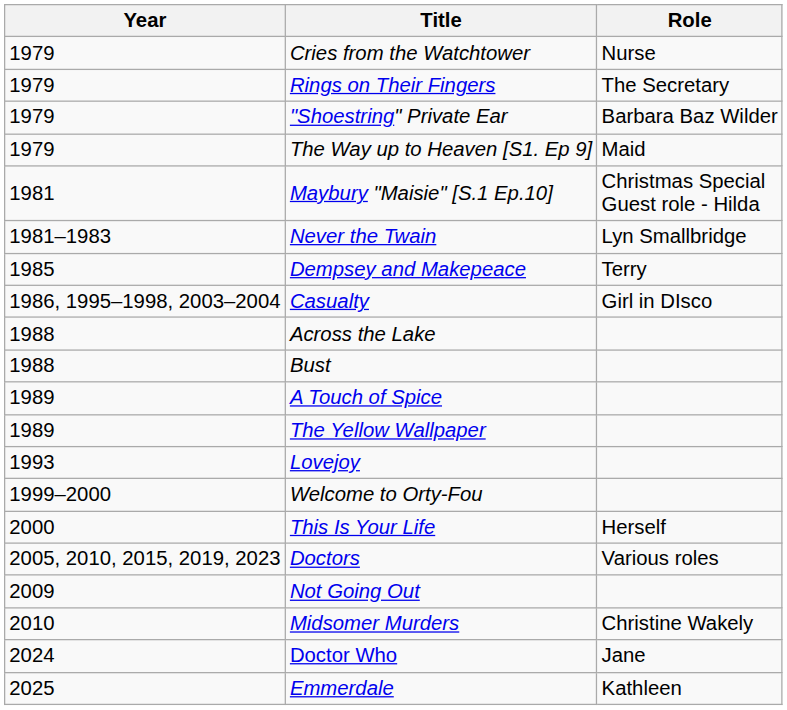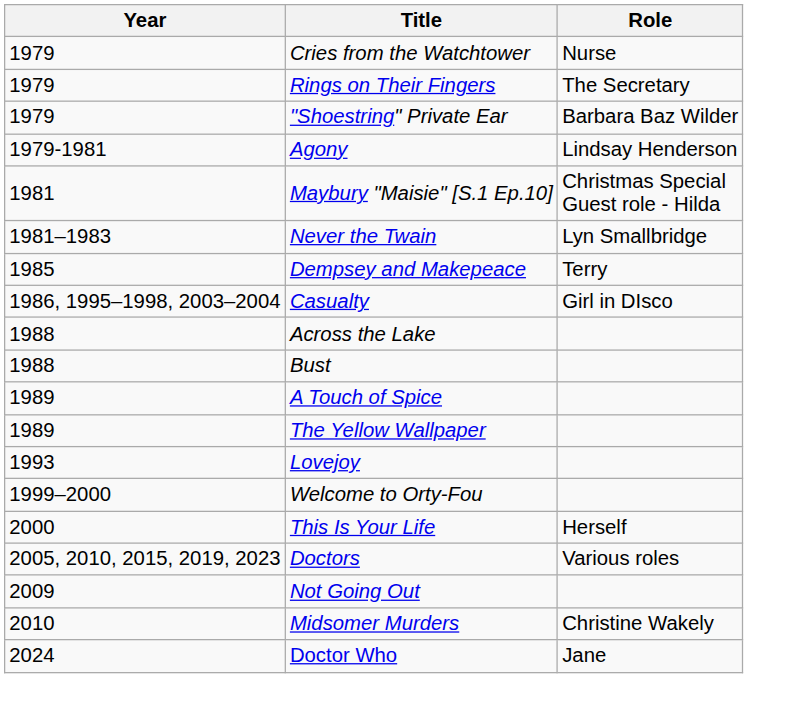- row: (441, 149)
+ row: (319, 149)
- row: (342, 687)
